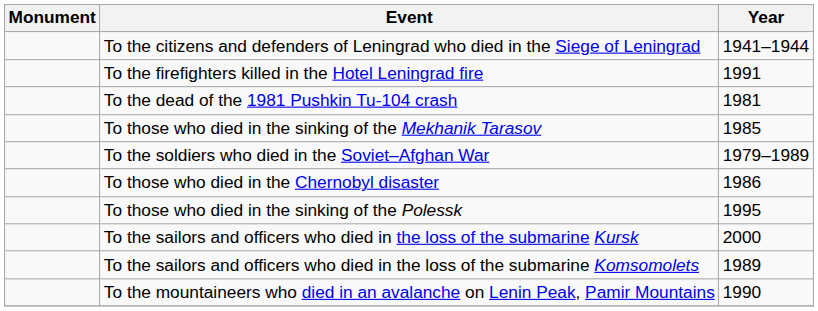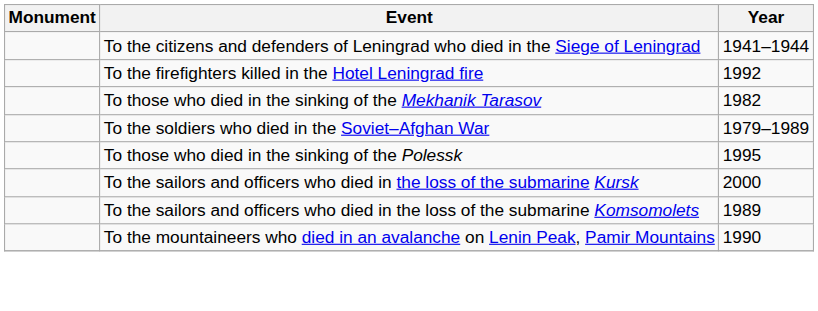(742, 73) 1991 -> (742, 73) 1992
- row: (281, 100)
(742, 127) 1985 -> (742, 100) 1982
- row: (271, 182)
